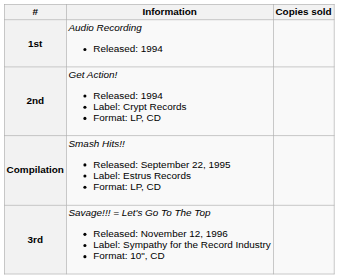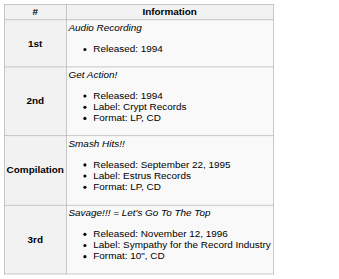- column: (304, 12)
